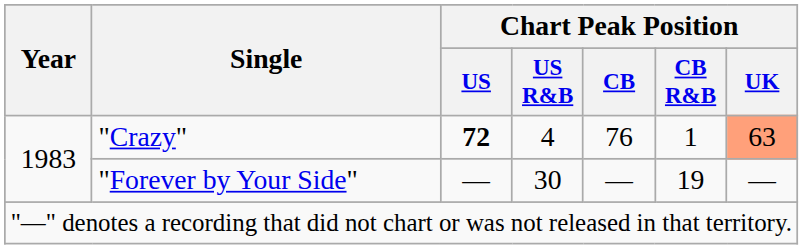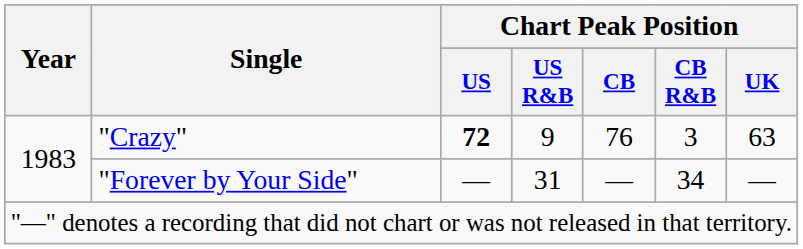(548, 136) 4 -> (548, 136) 9
(691, 136) 1 -> (691, 136) 3
(762, 136) lightsalmon background -> (762, 136) no background
(548, 180) 30 -> (548, 180) 31
(691, 180) 19 -> (691, 180) 34
